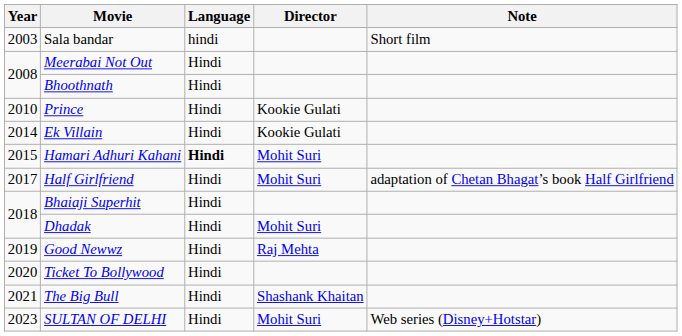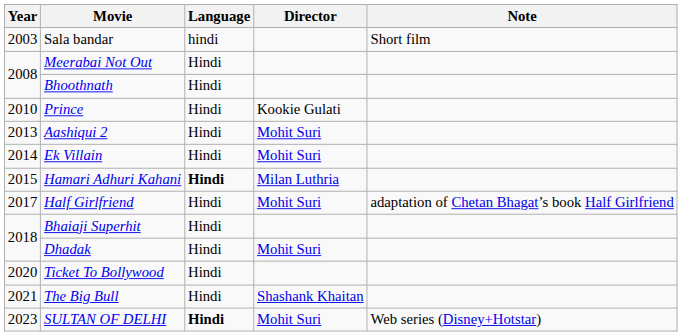+ row: (76, 132)
(299, 132) Kookie Gulati -> (289, 156) Mohit Suri
(289, 156) Mohit Suri -> (298, 179) Milan Luthria
- row: (83, 249)
(205, 319) normal -> (206, 319) bold
